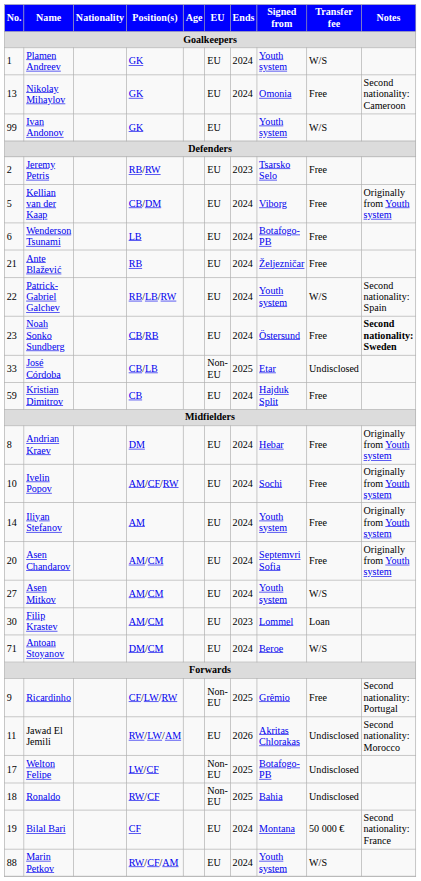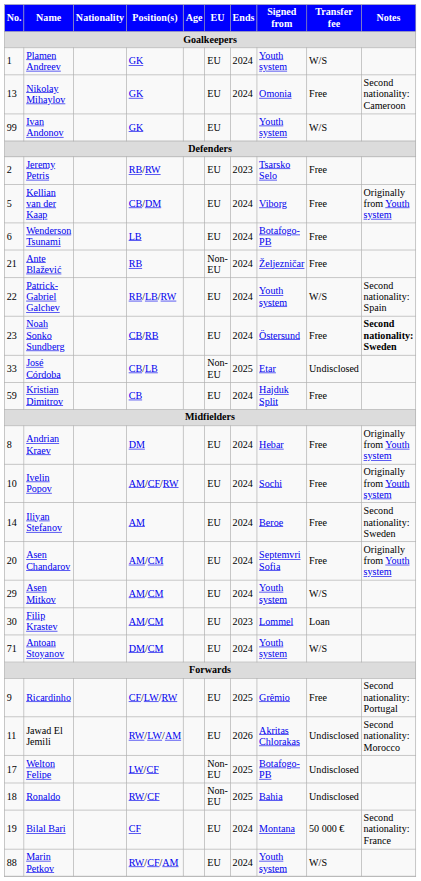(214, 264) EU -> (218, 264) Non-EU
(273, 522) Youth system -> (271, 522) Beroe
(387, 522) Originally from Youth system -> (387, 522) Second nationality: Sweden
(12, 594) 27 -> (12, 594) 29
(271, 648) Beroe -> (273, 648) Youth system
(218, 697) Non-EU -> (214, 697) EU
